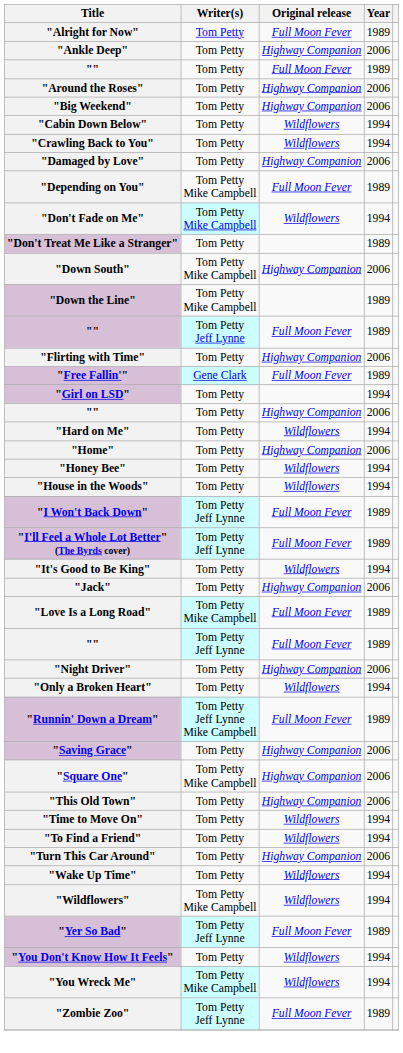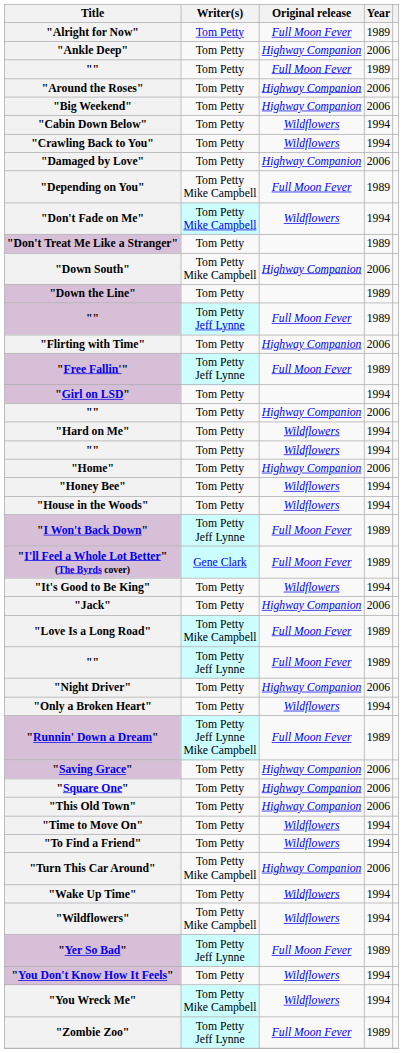(220, 300) Tom Petty Mike Campbell -> (220, 293) Tom Petty
(220, 375) Gene Clark -> (220, 369) Tom Petty Jeff Lynne
+ row: (93, 449)
(220, 543) Tom Petty Jeff Lynne -> (220, 562) Gene Clark
(220, 776) Tom Petty Mike Campbell -> (220, 788) Tom Petty
(220, 856) Tom Petty -> (220, 868) Tom Petty Mike Campbell
